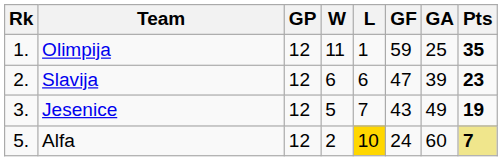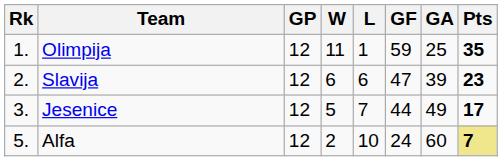(401, 110) 43 -> (401, 110) 44
(473, 110) 19 -> (473, 110) 17
(368, 140) gold background -> (368, 140) no background
